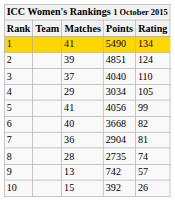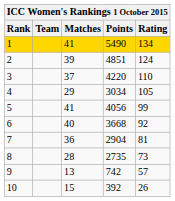(116, 76) 4040 -> (116, 76) 4220
(143, 124) 82 -> (143, 124) 92
(143, 156) 74 -> (143, 156) 73
